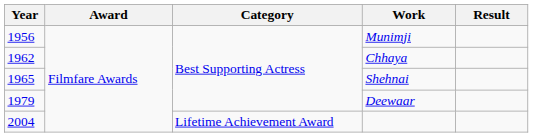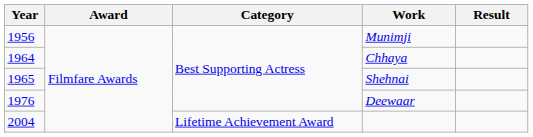(21, 57) 1962 -> (21, 57) 1964
(21, 100) 1979 -> (21, 100) 1976
